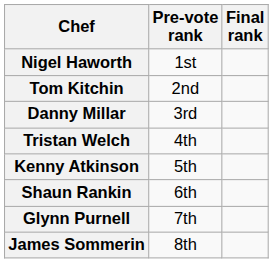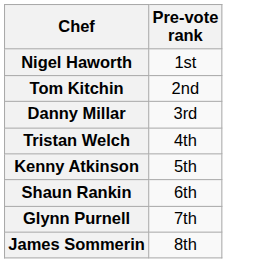- column: (245, 26)
